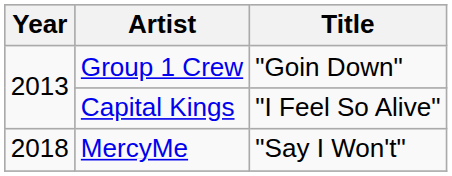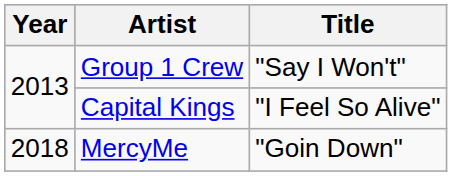(329, 66) "Goin Down" -> (331, 66) "Say I Won't"
(331, 149) "Say I Won't" -> (329, 149) "Goin Down"
